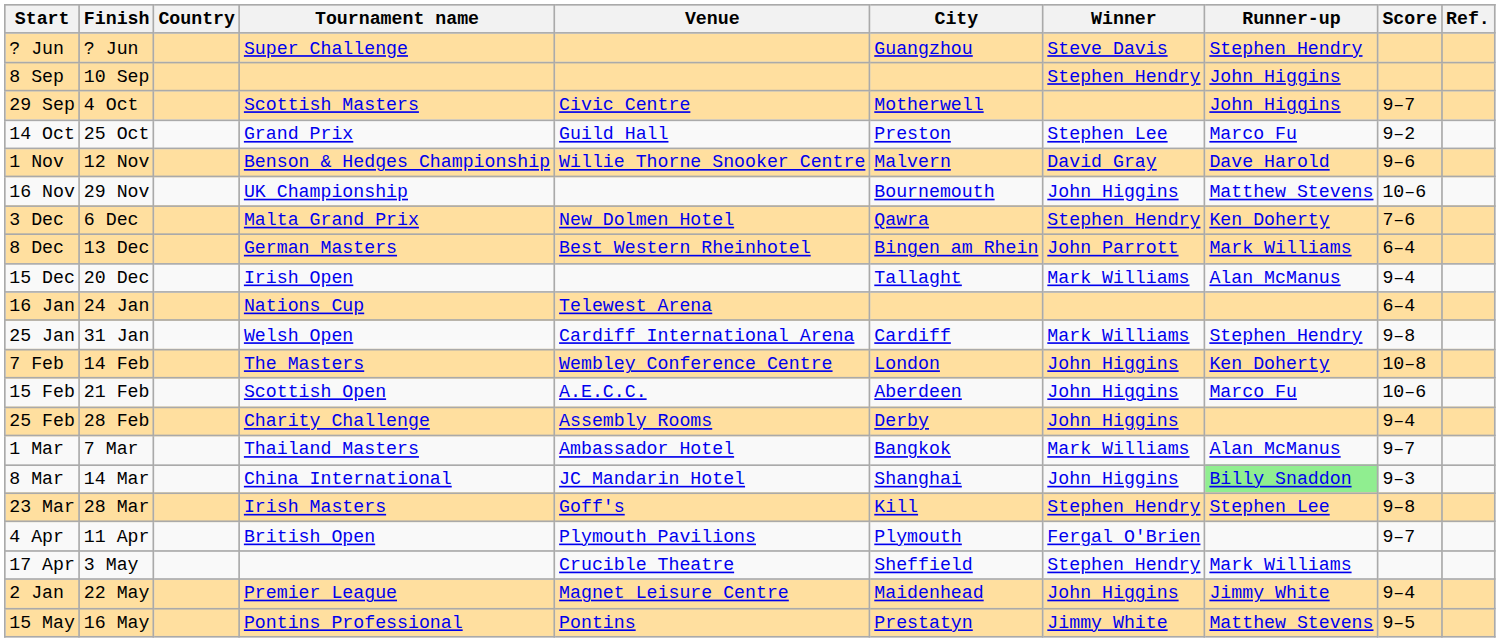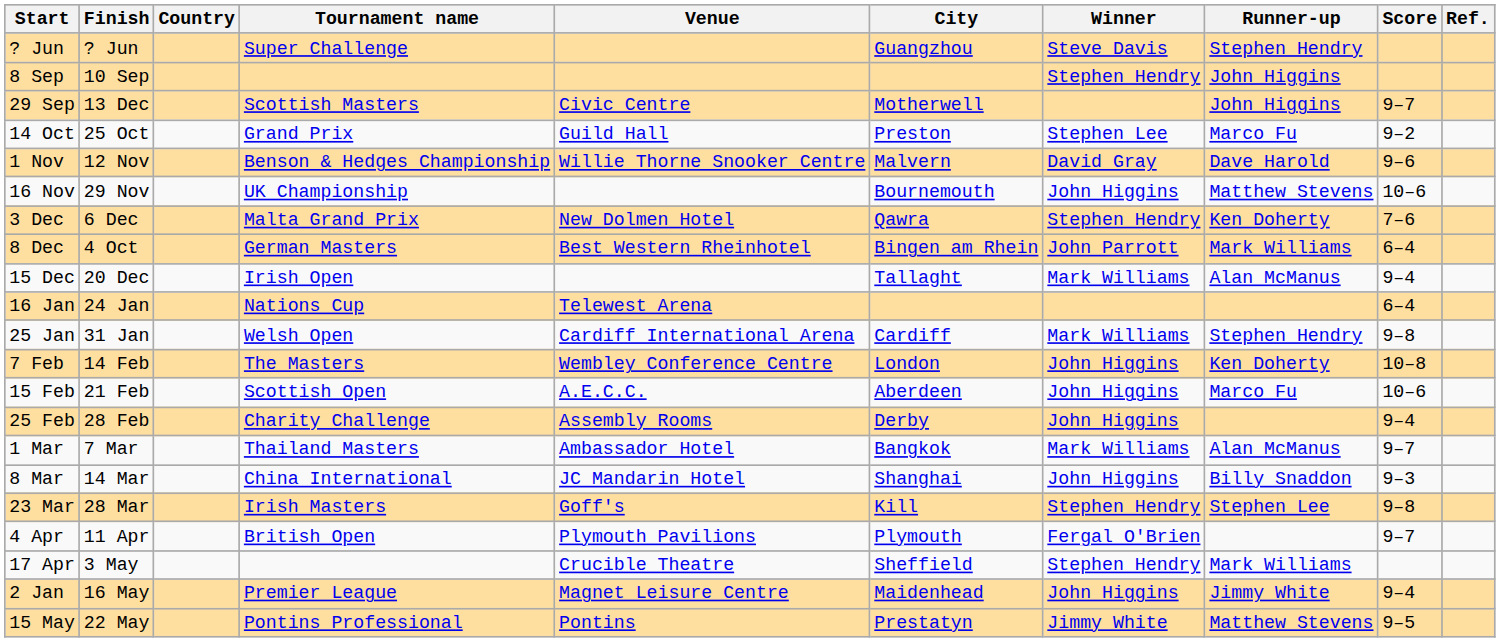(111, 105) 4 Oct -> (117, 105) 13 Dec
(117, 249) 13 Dec -> (111, 249) 4 Oct
(1280, 479) lightgreen background -> (1280, 479) no background
(117, 594) 22 May -> (117, 594) 16 May
(117, 622) 16 May -> (117, 622) 22 May
